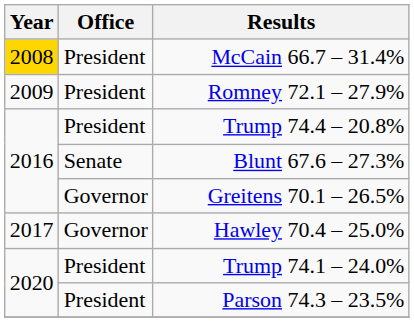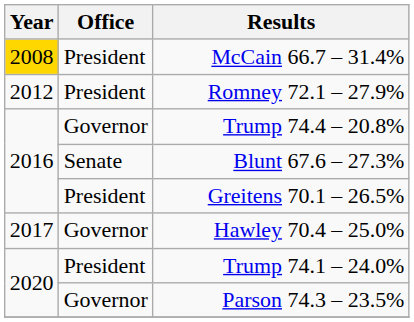(32, 91) 2009 -> (32, 91) 2012
(104, 126) President -> (106, 126) Governor
(106, 195) Governor -> (104, 195) President
(104, 299) President -> (106, 299) Governor
